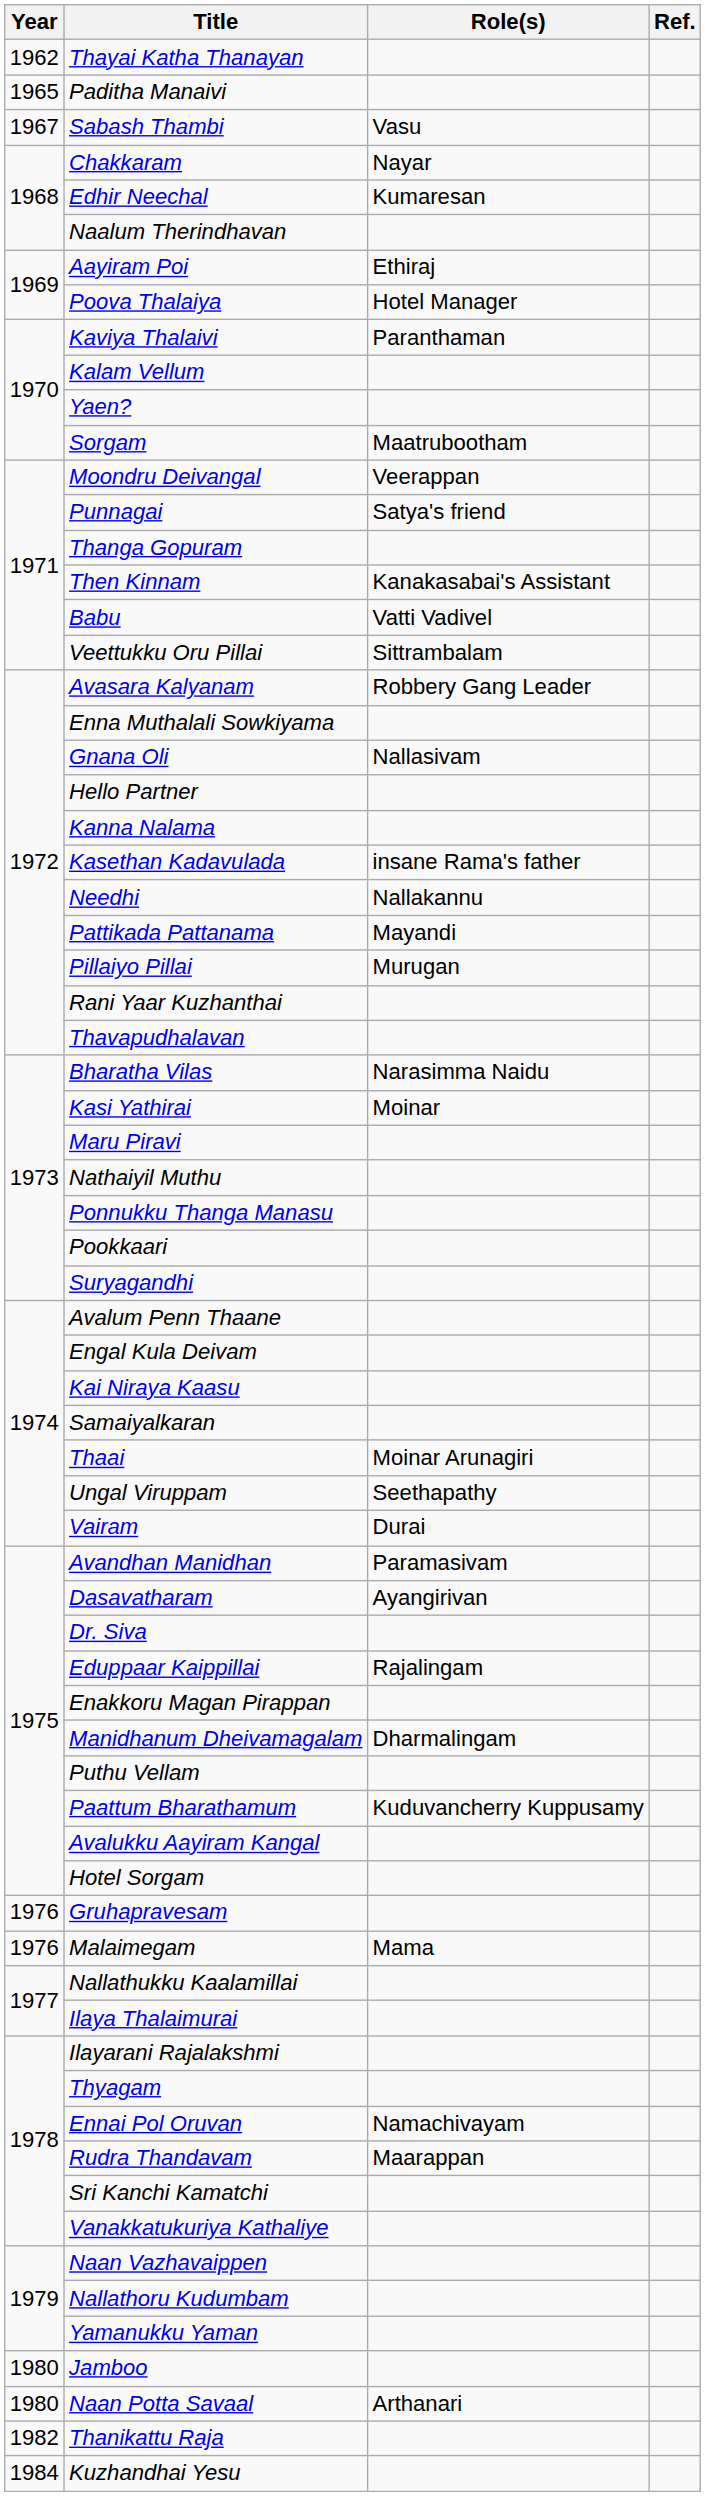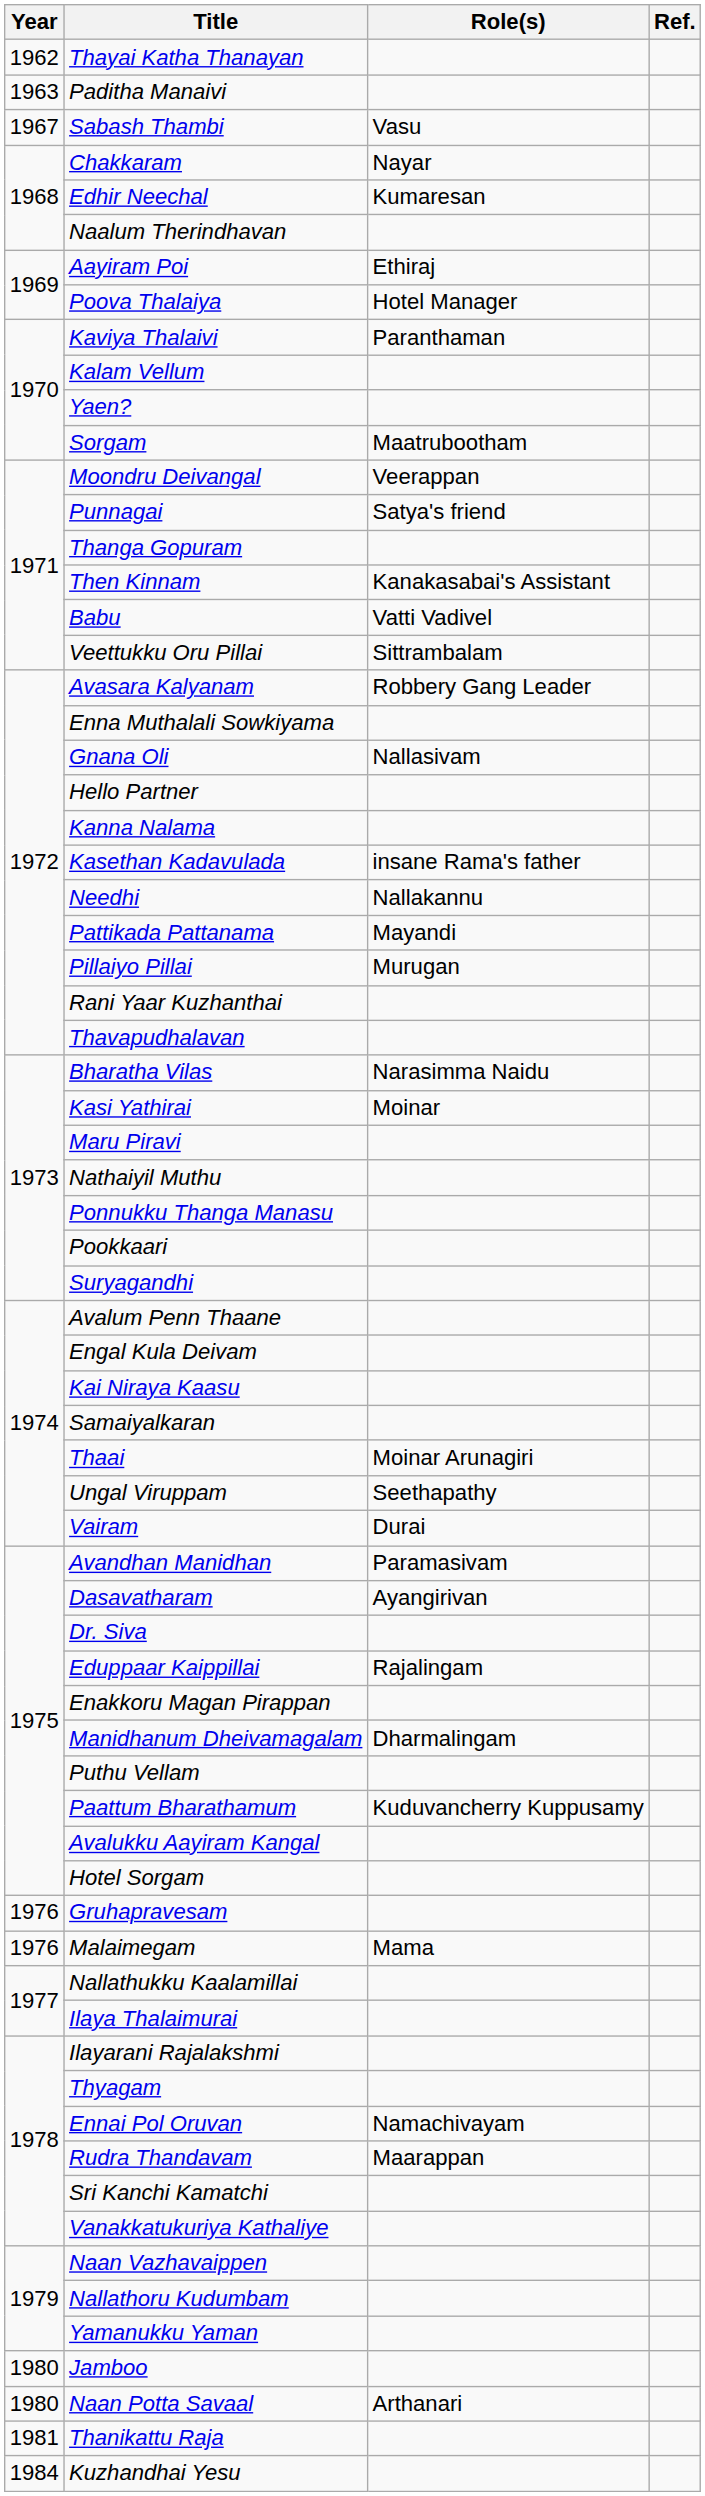(34, 92) 1965 -> (34, 92) 1963
(34, 2438) 1982 -> (34, 2438) 1981
